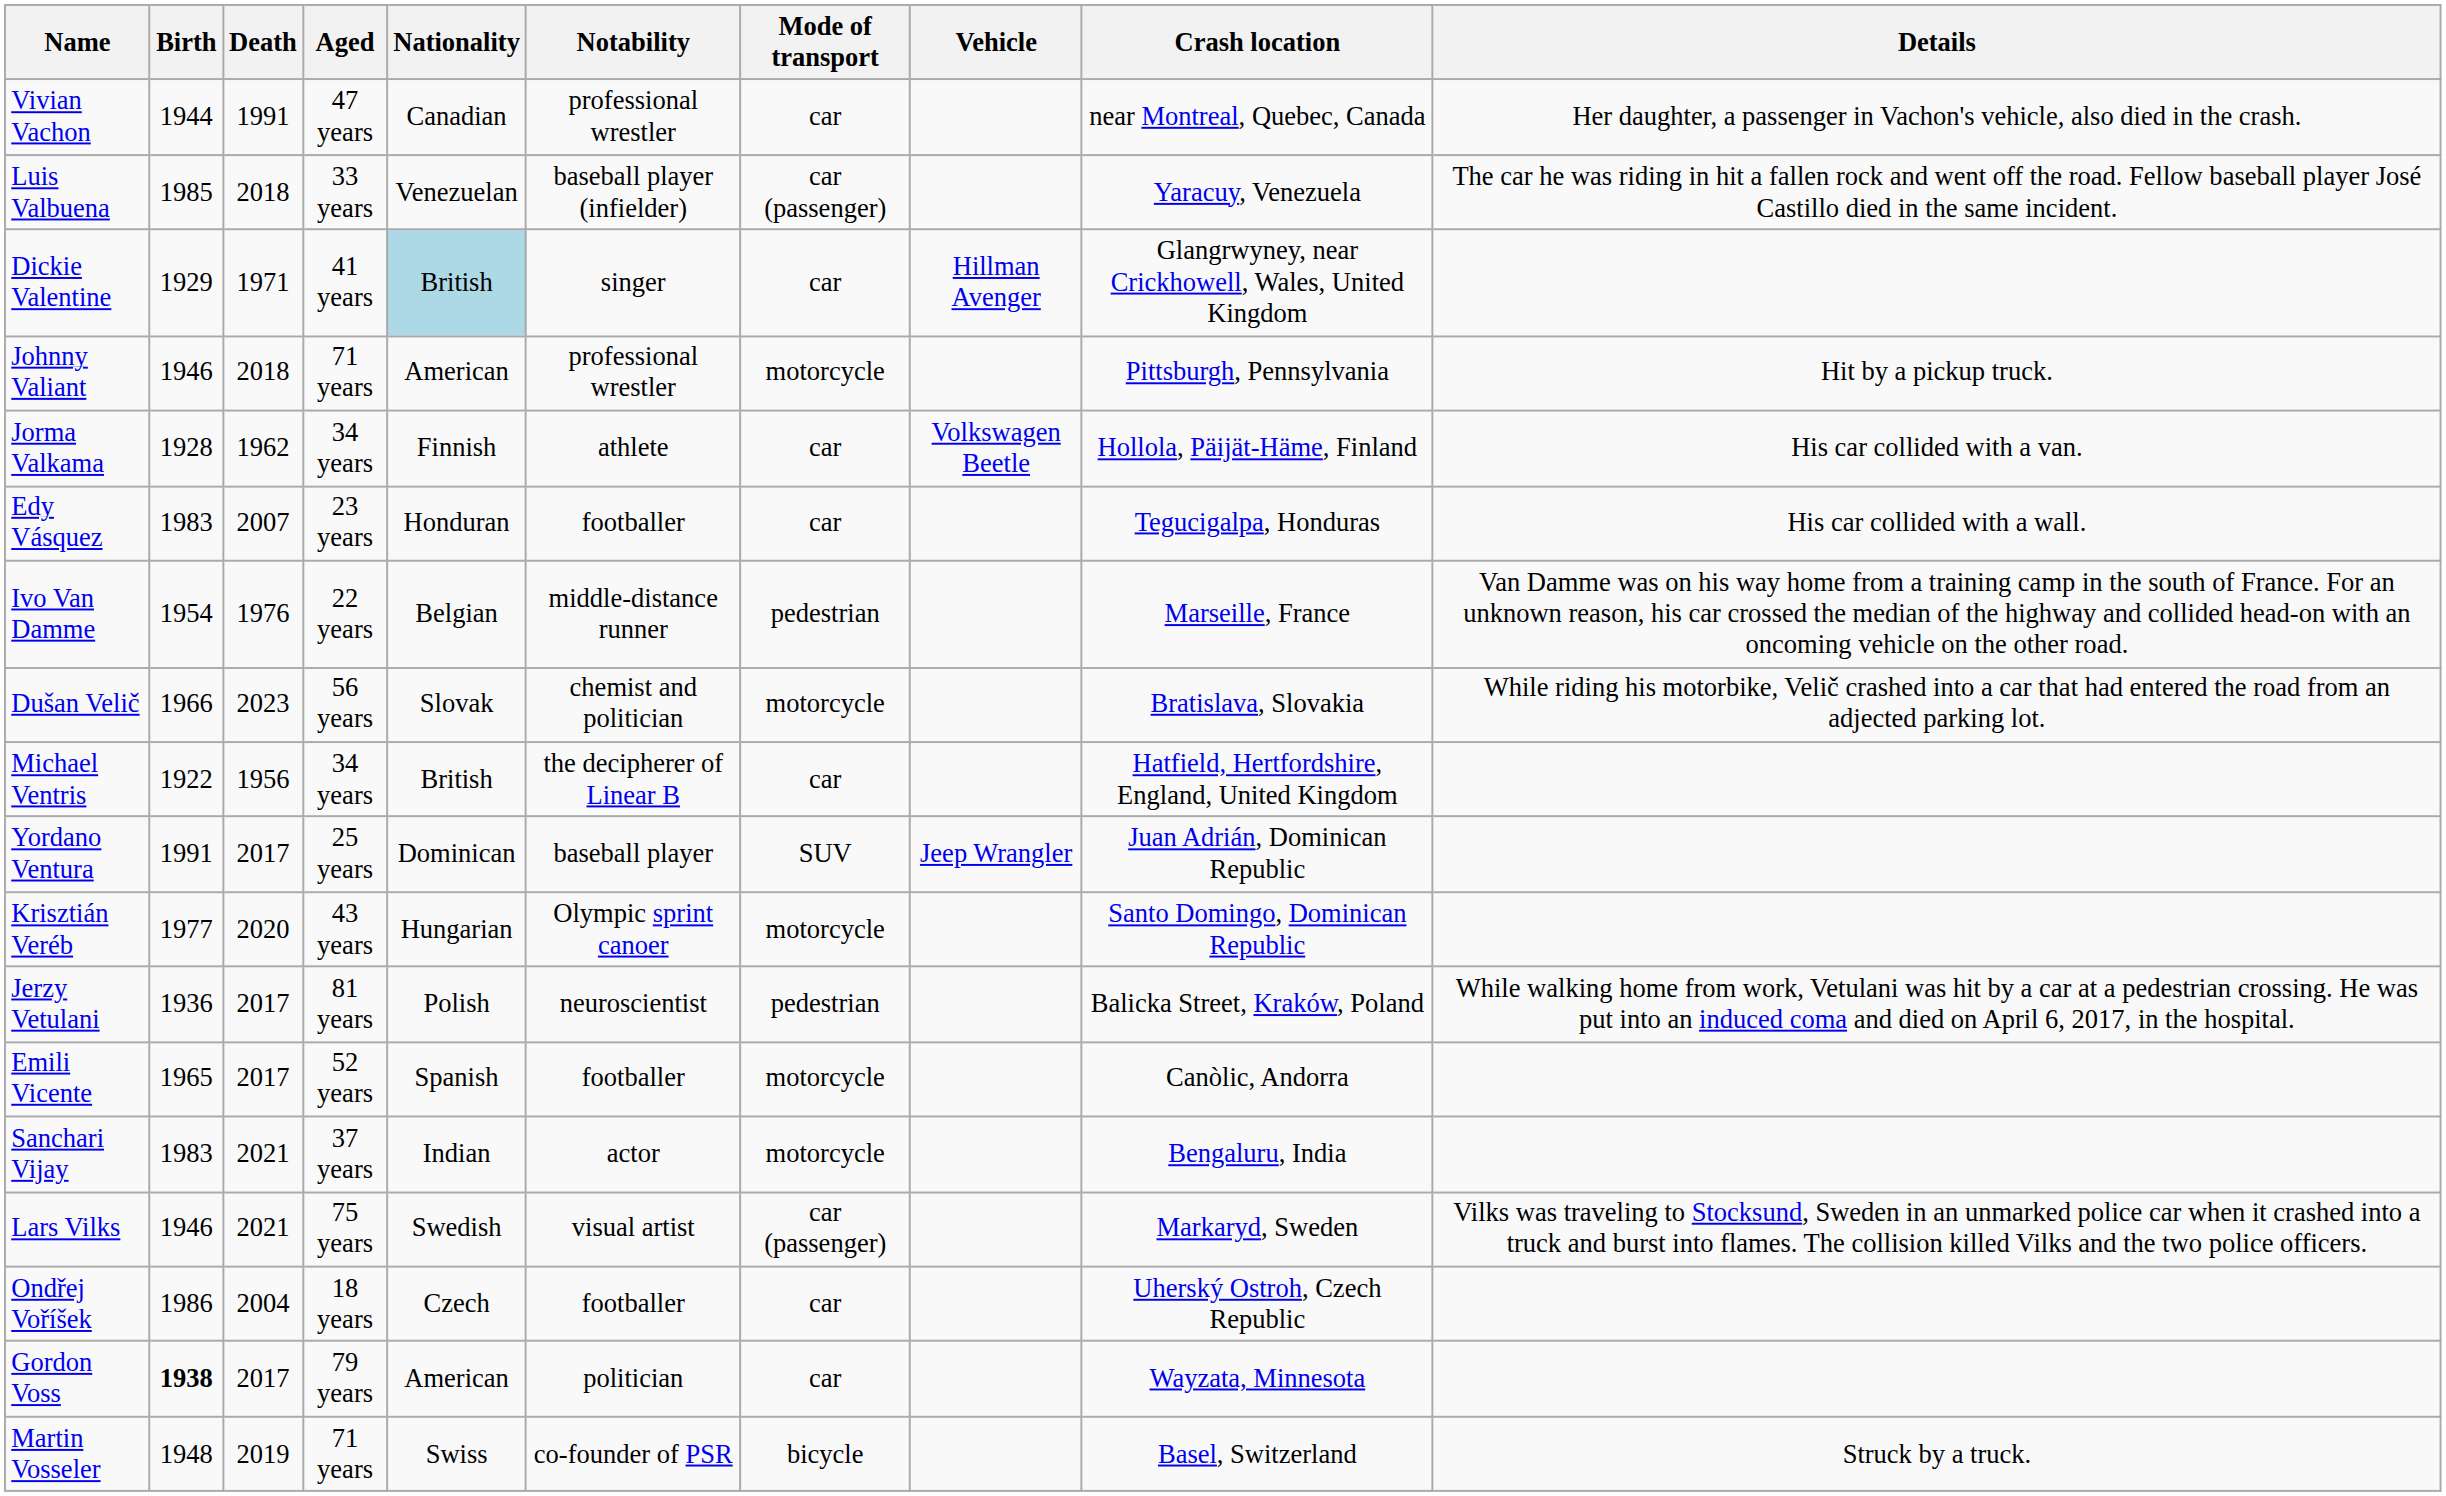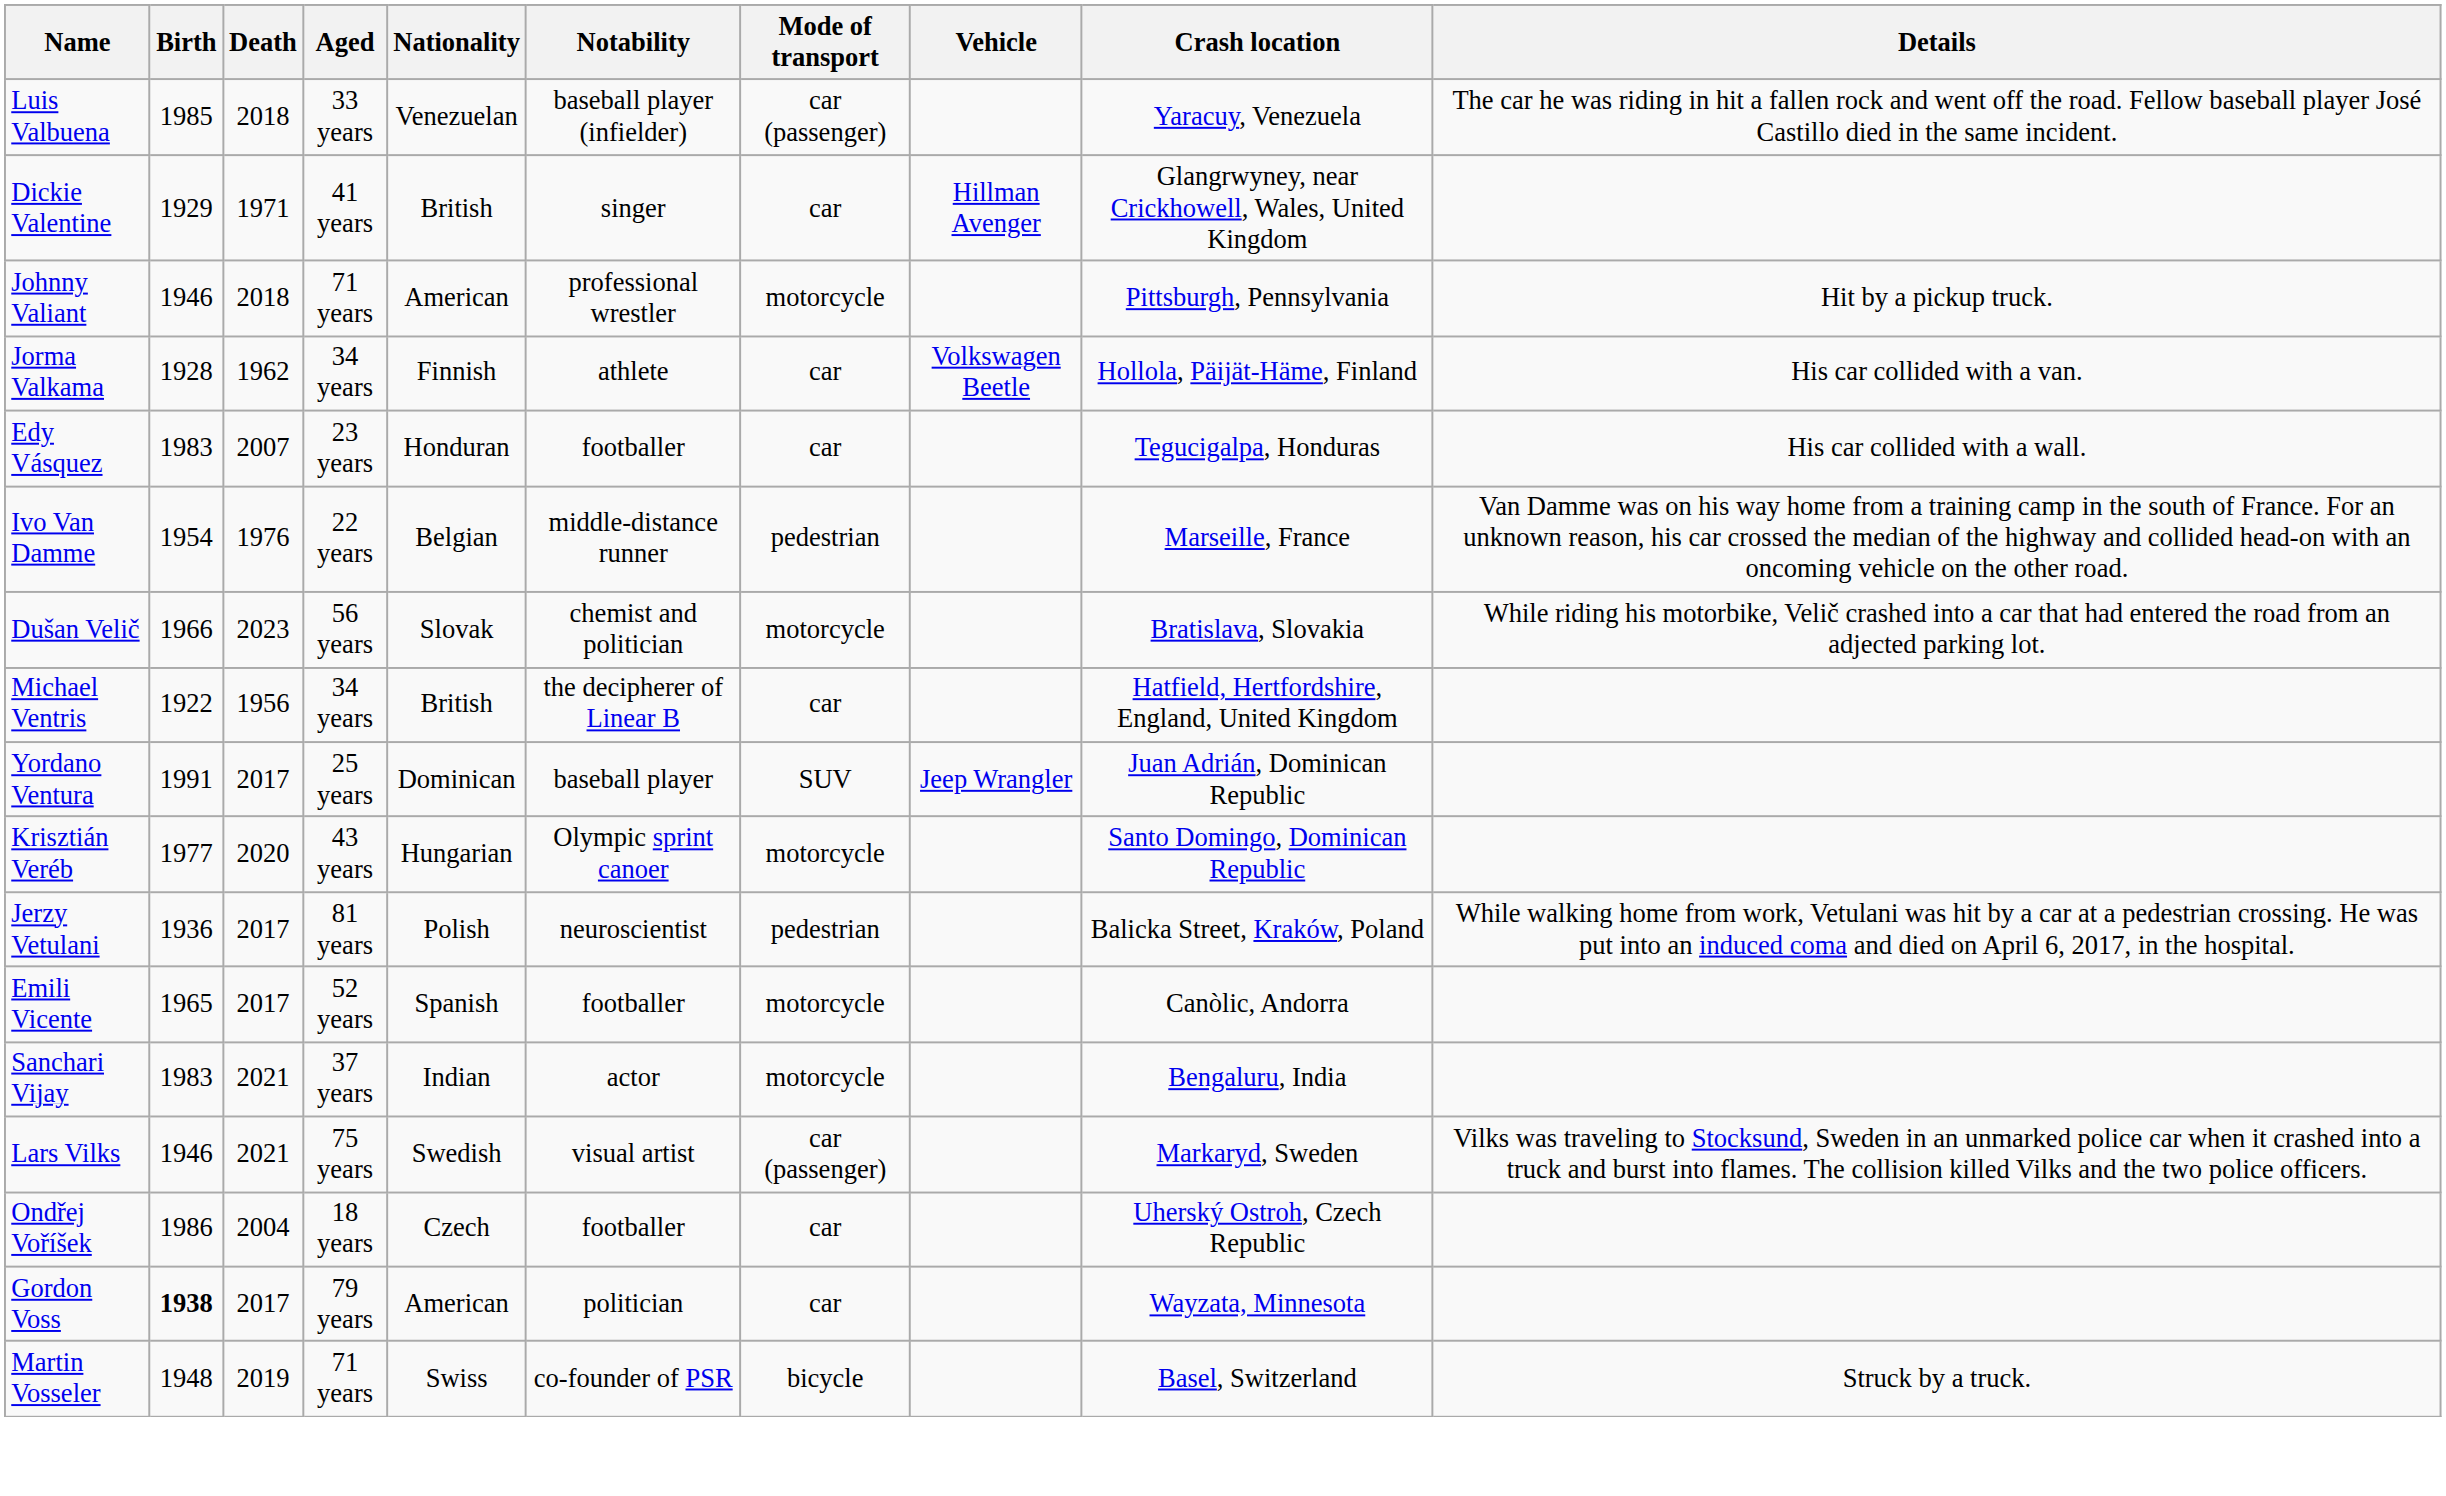- row: (51, 116)
(457, 282) lightblue background -> (457, 207) no background
